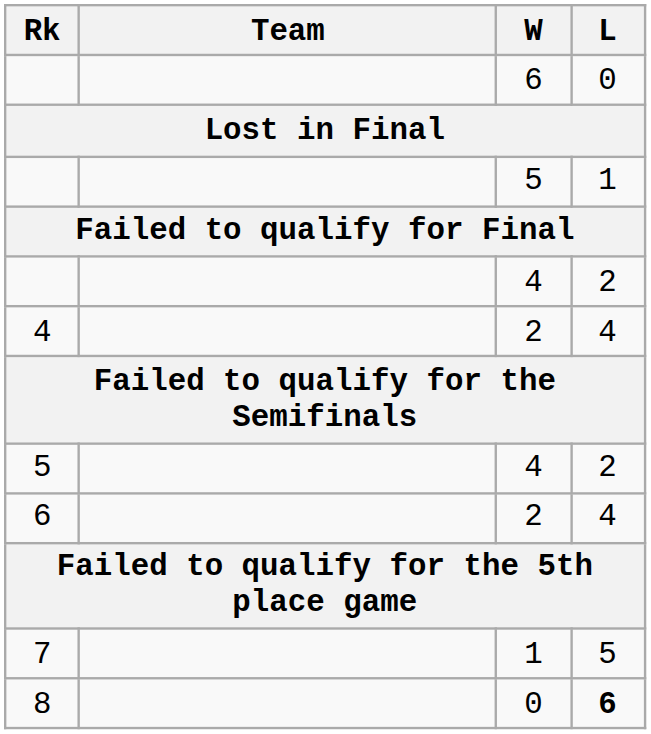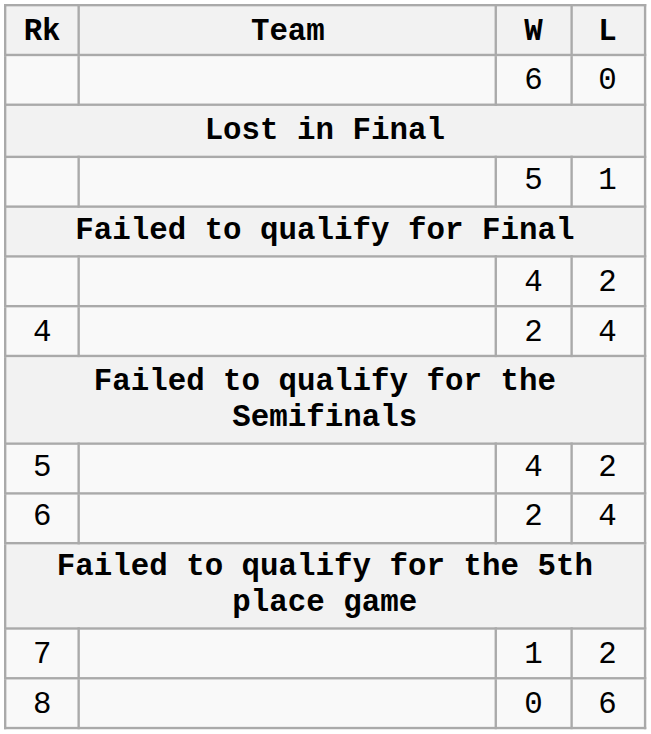(608, 654) 5 -> (608, 654) 2
(608, 704) bold -> (608, 704) normal
